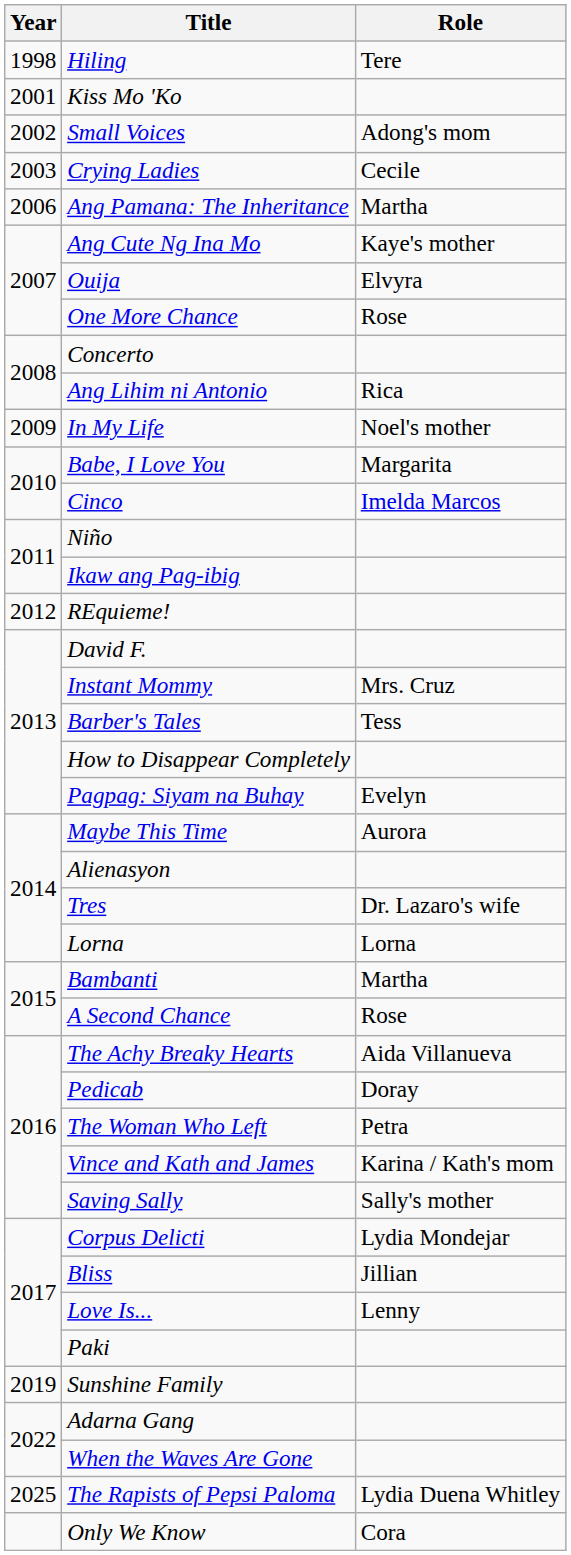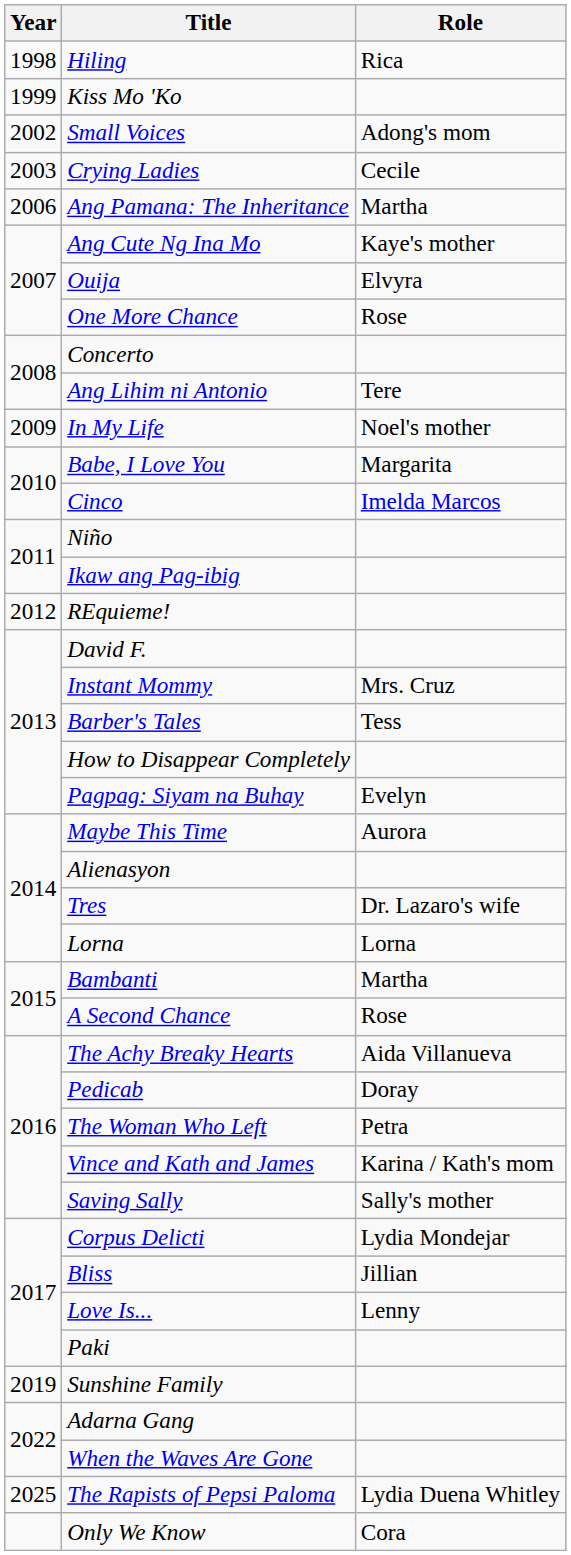(381, 59) Tere -> (382, 59) Rica
(33, 96) 2001 -> (33, 96) 1999
(382, 390) Rica -> (381, 390) Tere
